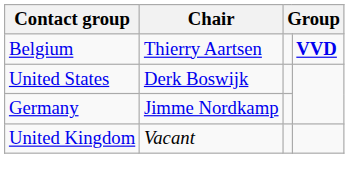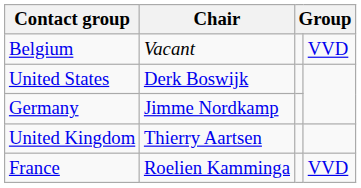(203, 49) Thierry Aartsen -> (169, 49) Vacant
(317, 49) bold -> (328, 49) normal
(169, 138) Vacant -> (203, 138) Thierry Aartsen
+ row: (34, 167)
